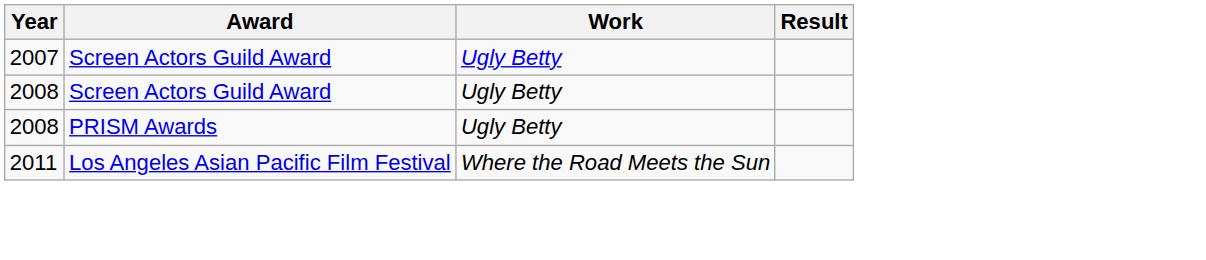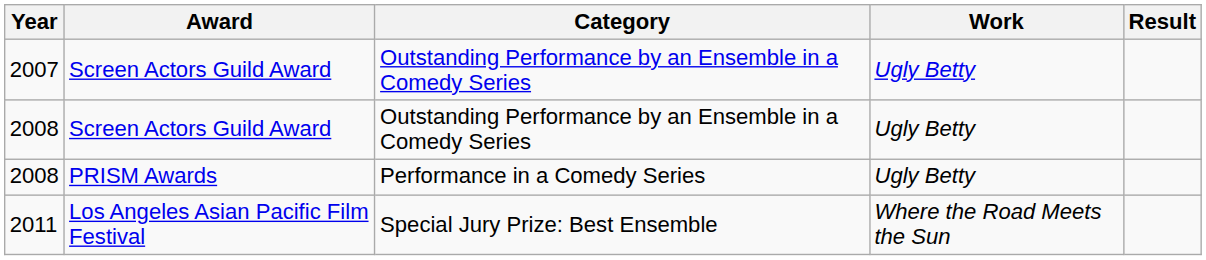+ column: (622, 22)
